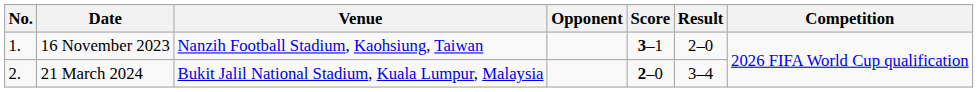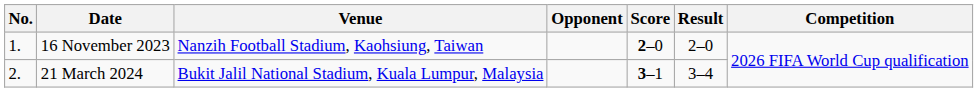(650, 46) 3–1 -> (650, 46) 2–0
(650, 73) 2–0 -> (650, 73) 3–1
